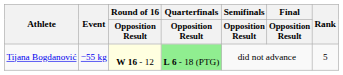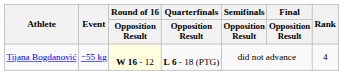(191, 63) lightgreen background -> (191, 63) no background
(325, 57) 5 -> (325, 57) 4
